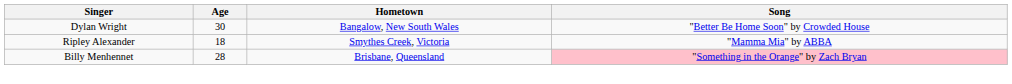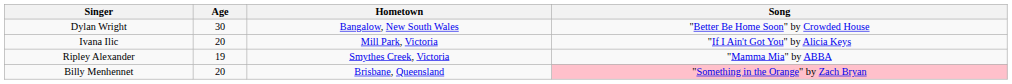+ row: (99, 41)
(220, 41) 18 -> (220, 56) 19
(220, 56) 28 -> (220, 71) 20
